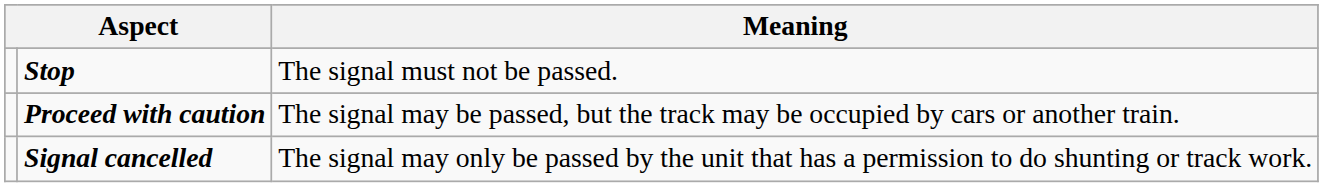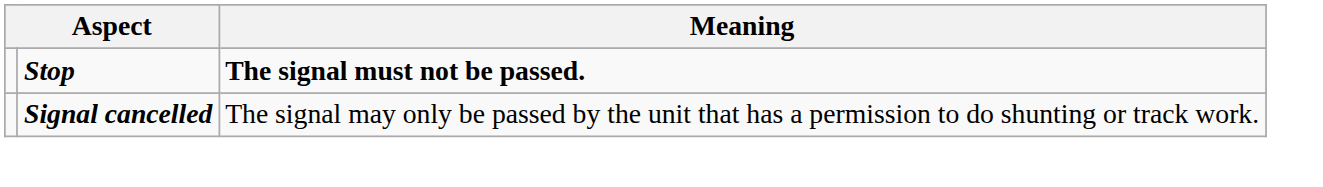(448, 70) normal -> (405, 70) bold
- row: (145, 114)
